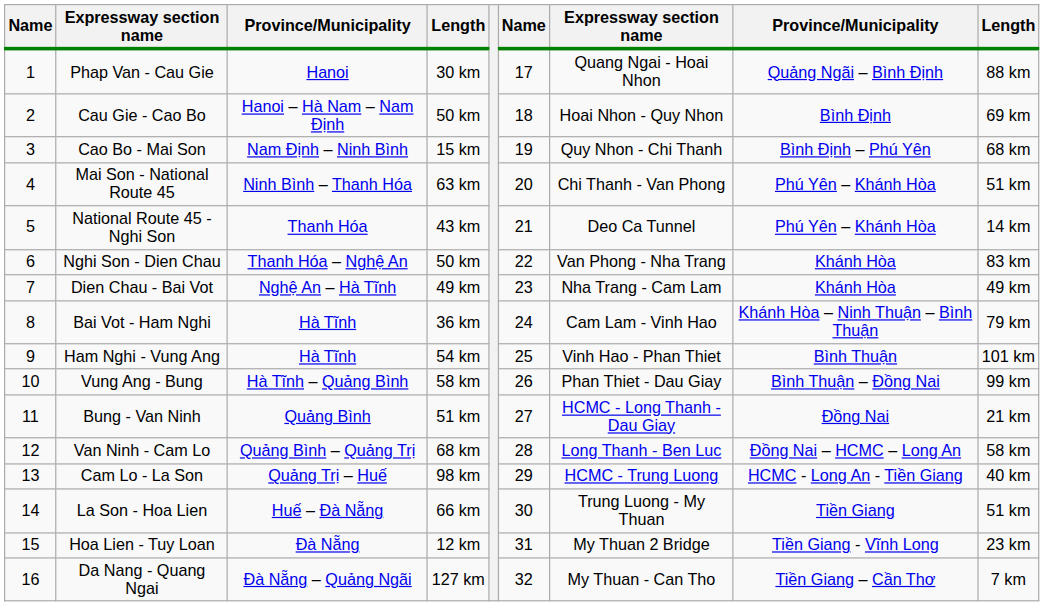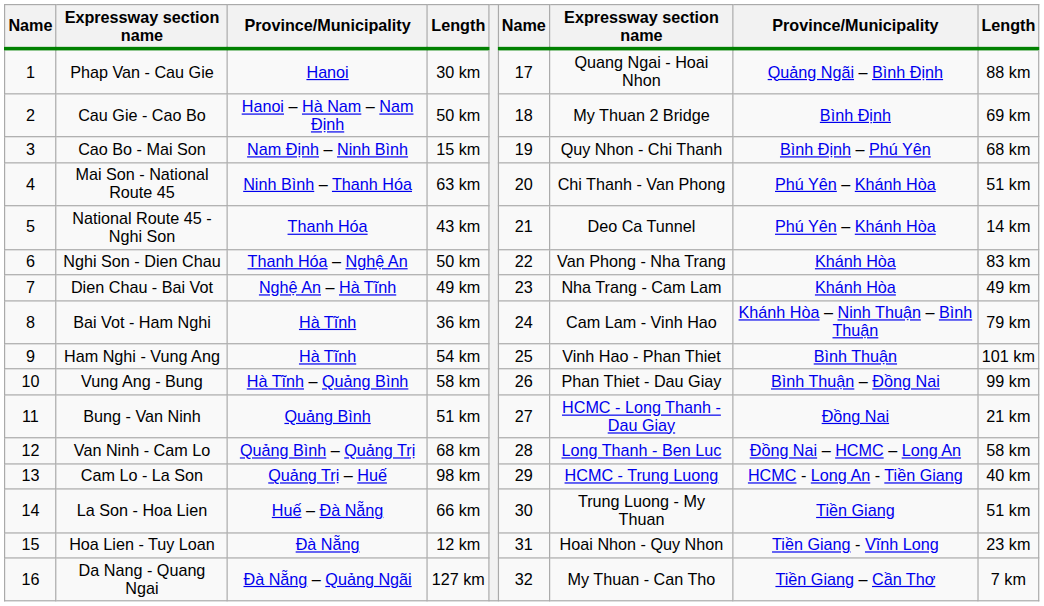(641, 115) Hoai Nhon - Quy Nhon -> (641, 115) My Thuan 2 Bridge
(641, 545) My Thuan 2 Bridge -> (641, 545) Hoai Nhon - Quy Nhon
